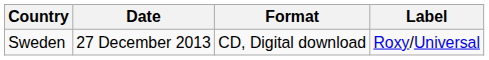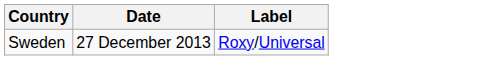- column: (292, 17)
